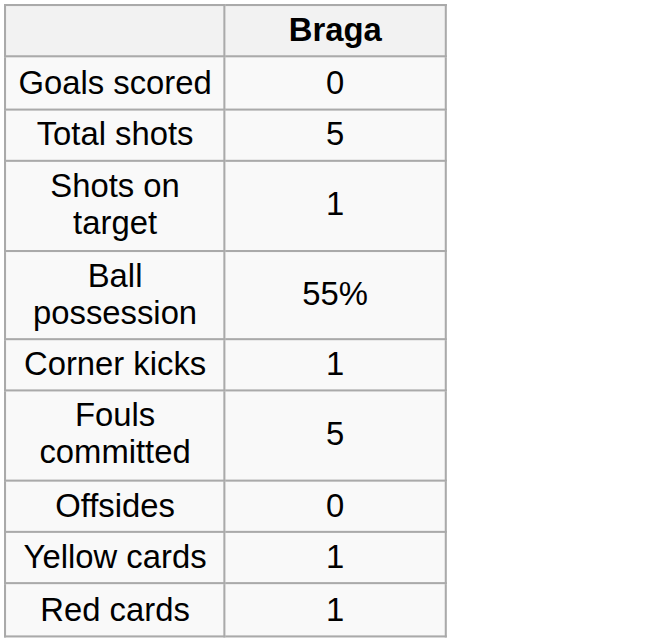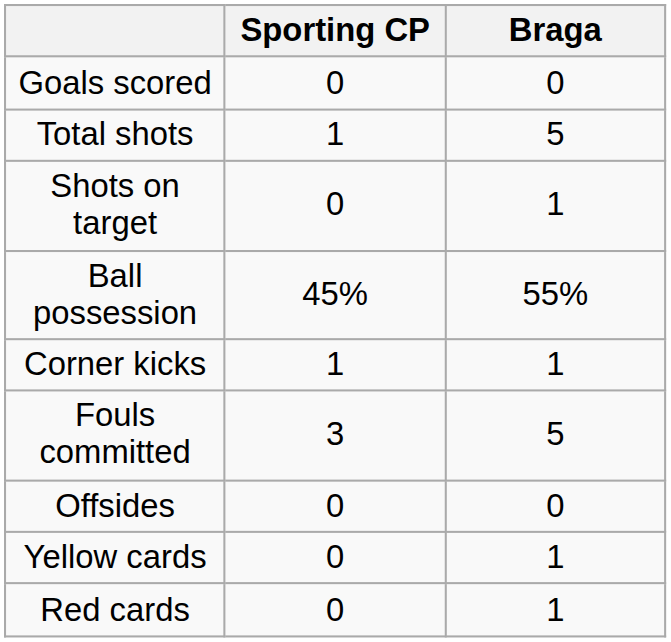+ column: (335, 30)
